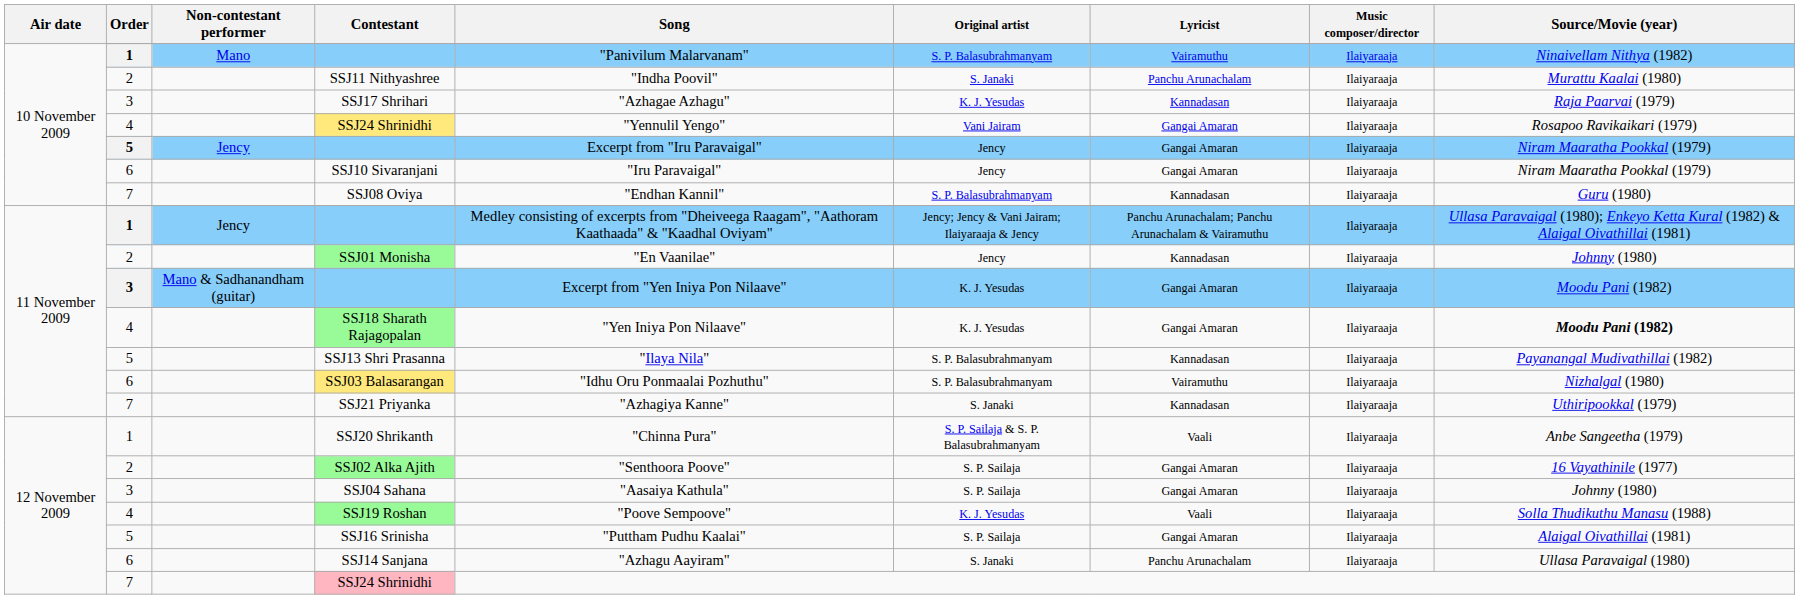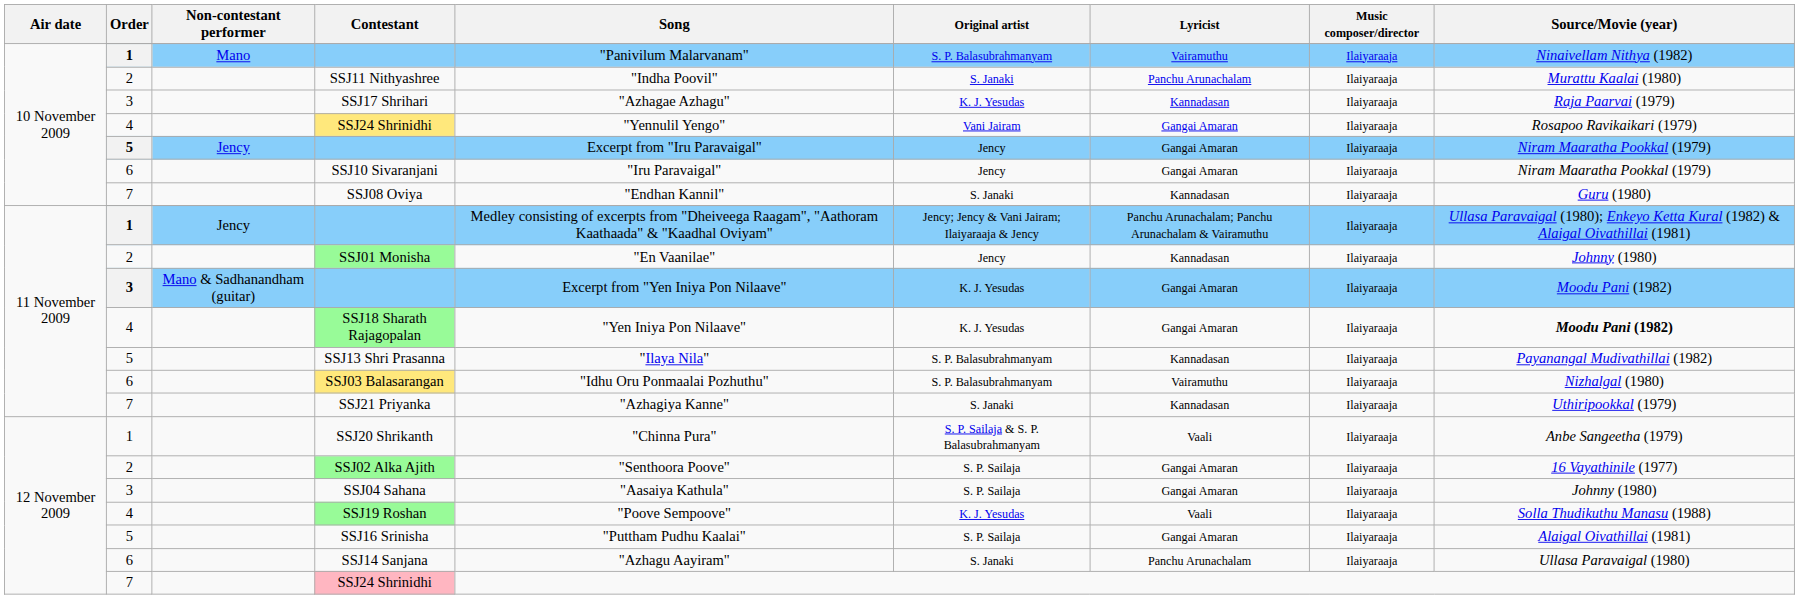(992, 194) S. P. Balasubrahmanyam -> (992, 194) S. Janaki
